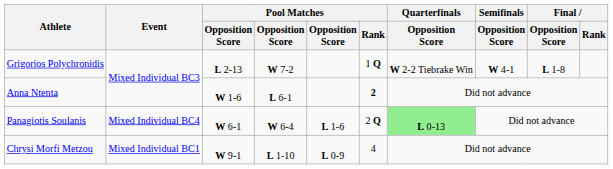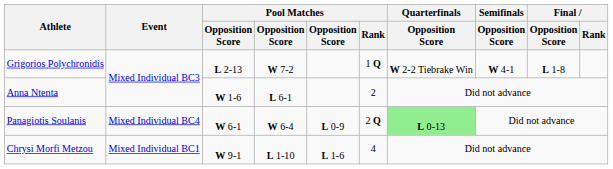(373, 92) bold -> (373, 92) normal
(333, 127) L 1-6 -> (333, 127) L 0-9
(333, 155) L 0-9 -> (333, 155) L 1-6
